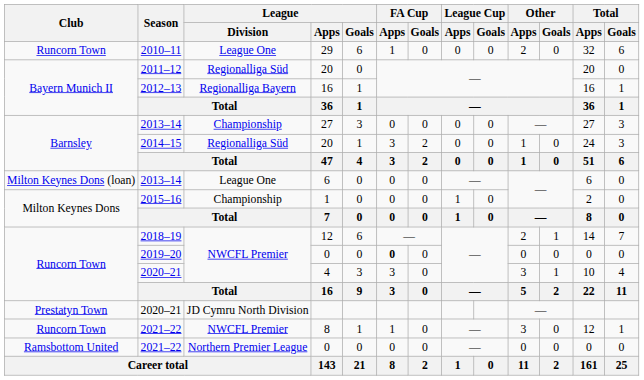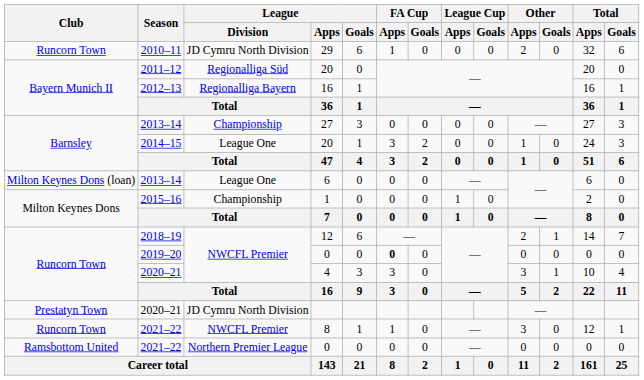(248, 50) League One -> (248, 50) JD Cymru North Division
(248, 143) Regionalliga Süd -> (248, 143) League One
